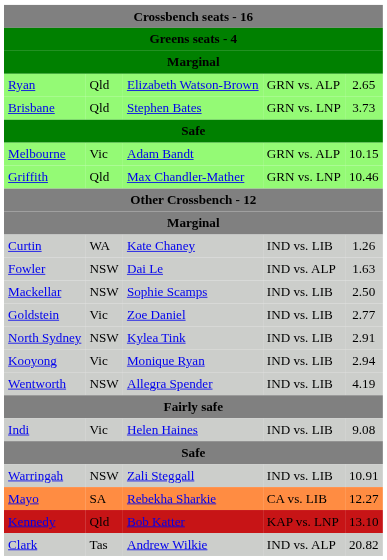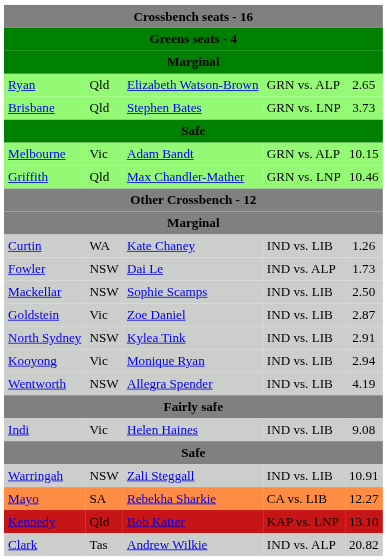(364, 269) 1.63 -> (364, 269) 1.73
(364, 315) 2.77 -> (364, 315) 2.87
